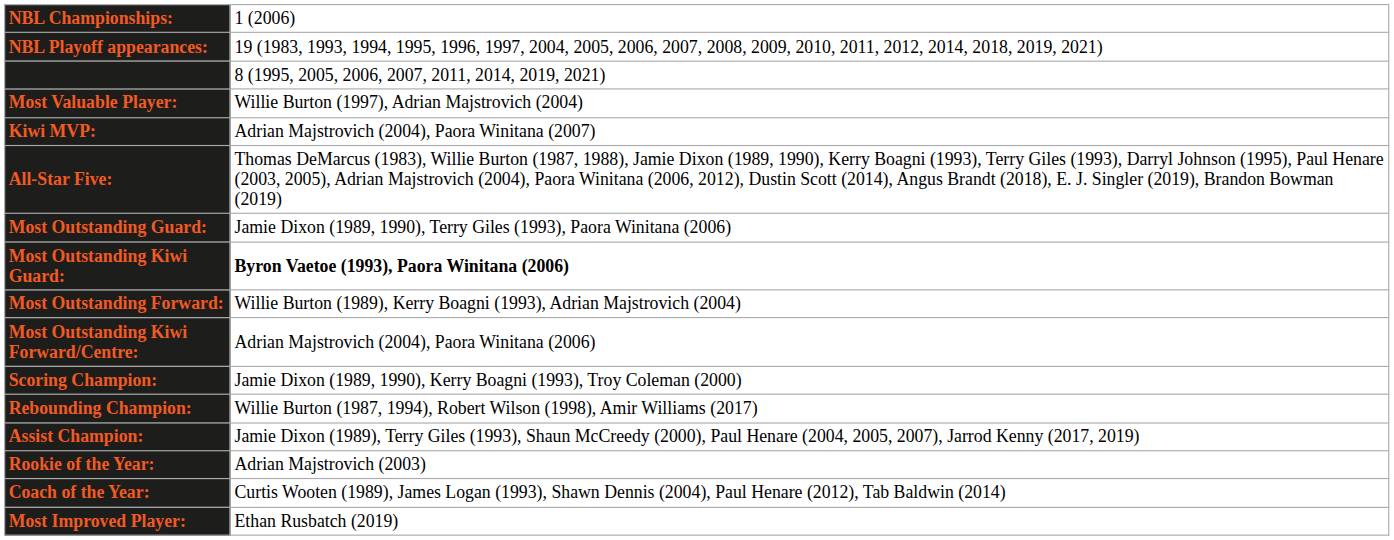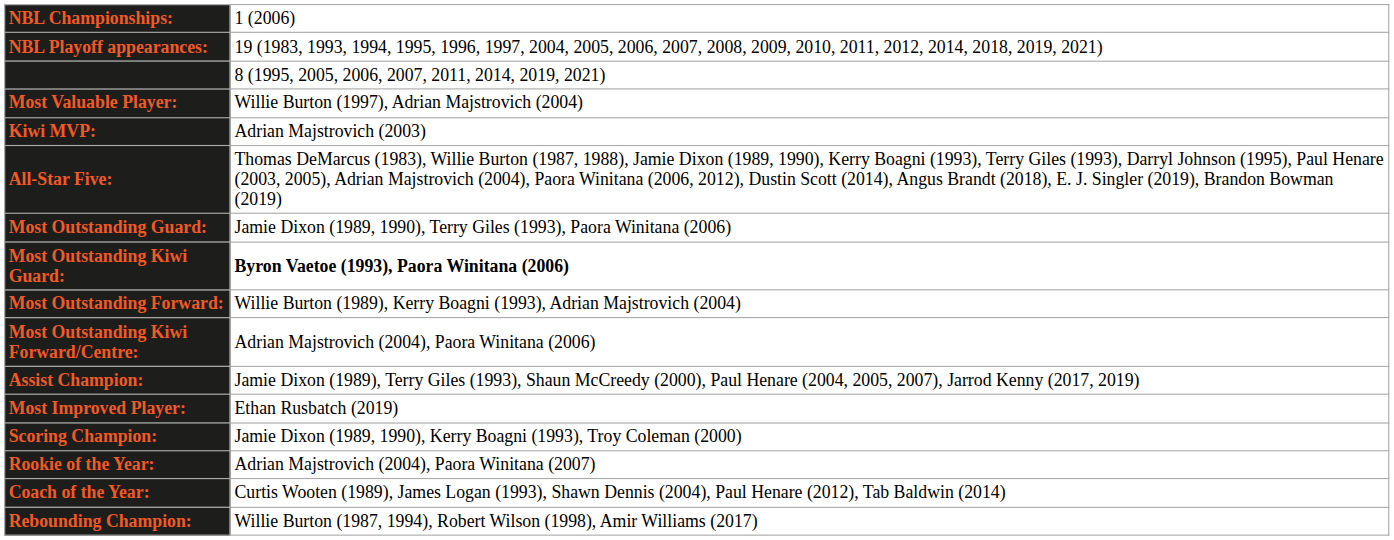(415, 131) Adrian Majstrovich (2004), Paora Winitana (2007) -> (330, 131) Adrian Majstrovich (2003)
rows swapped: (83, 380) <-> (76, 436)
rows swapped: (100, 408) <-> (97, 520)
(330, 464) Adrian Majstrovich (2003) -> (415, 464) Adrian Majstrovich (2004), Paora Winitana (2007)
